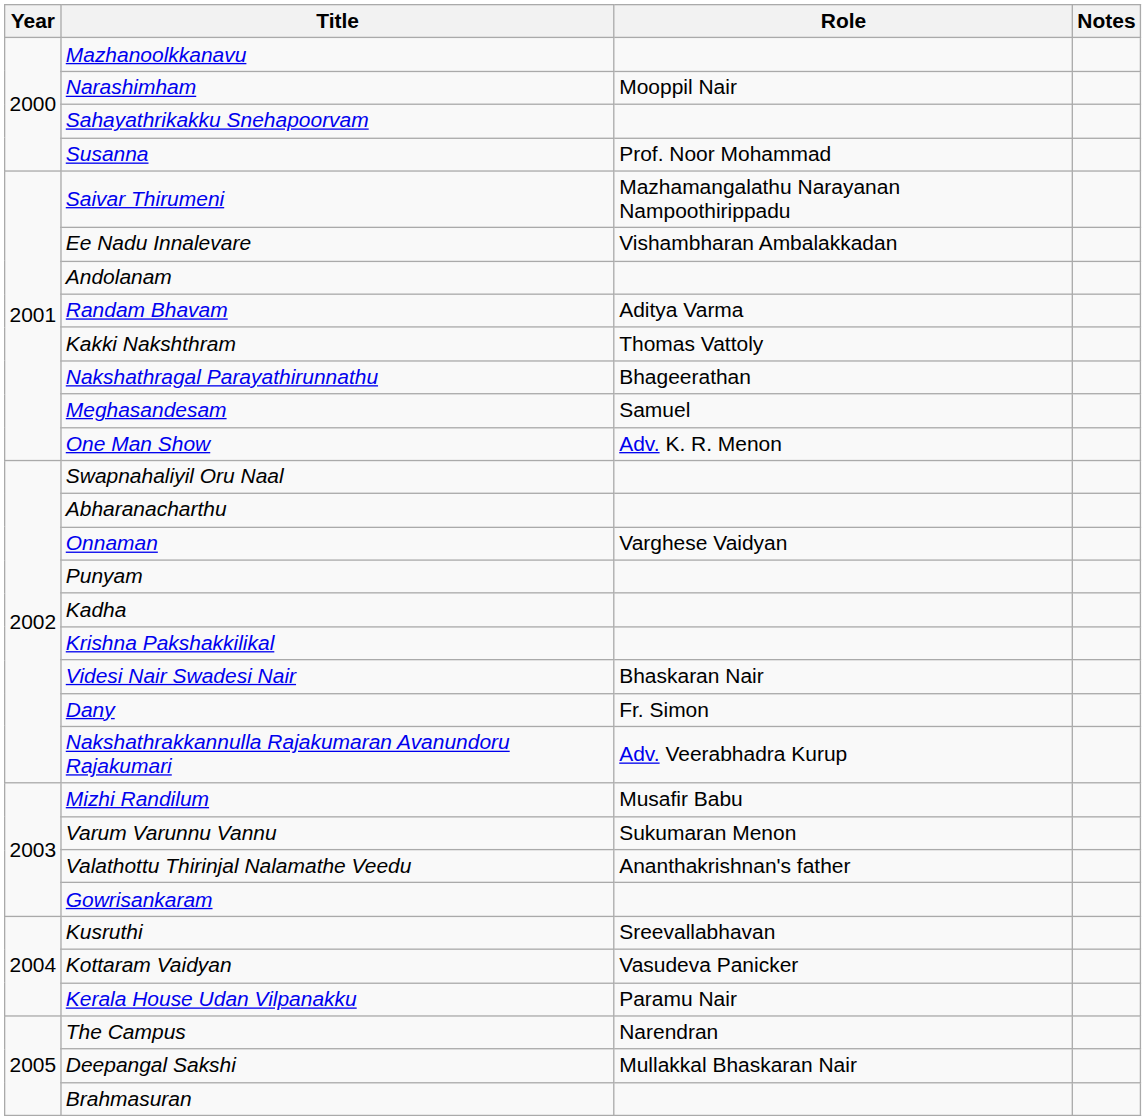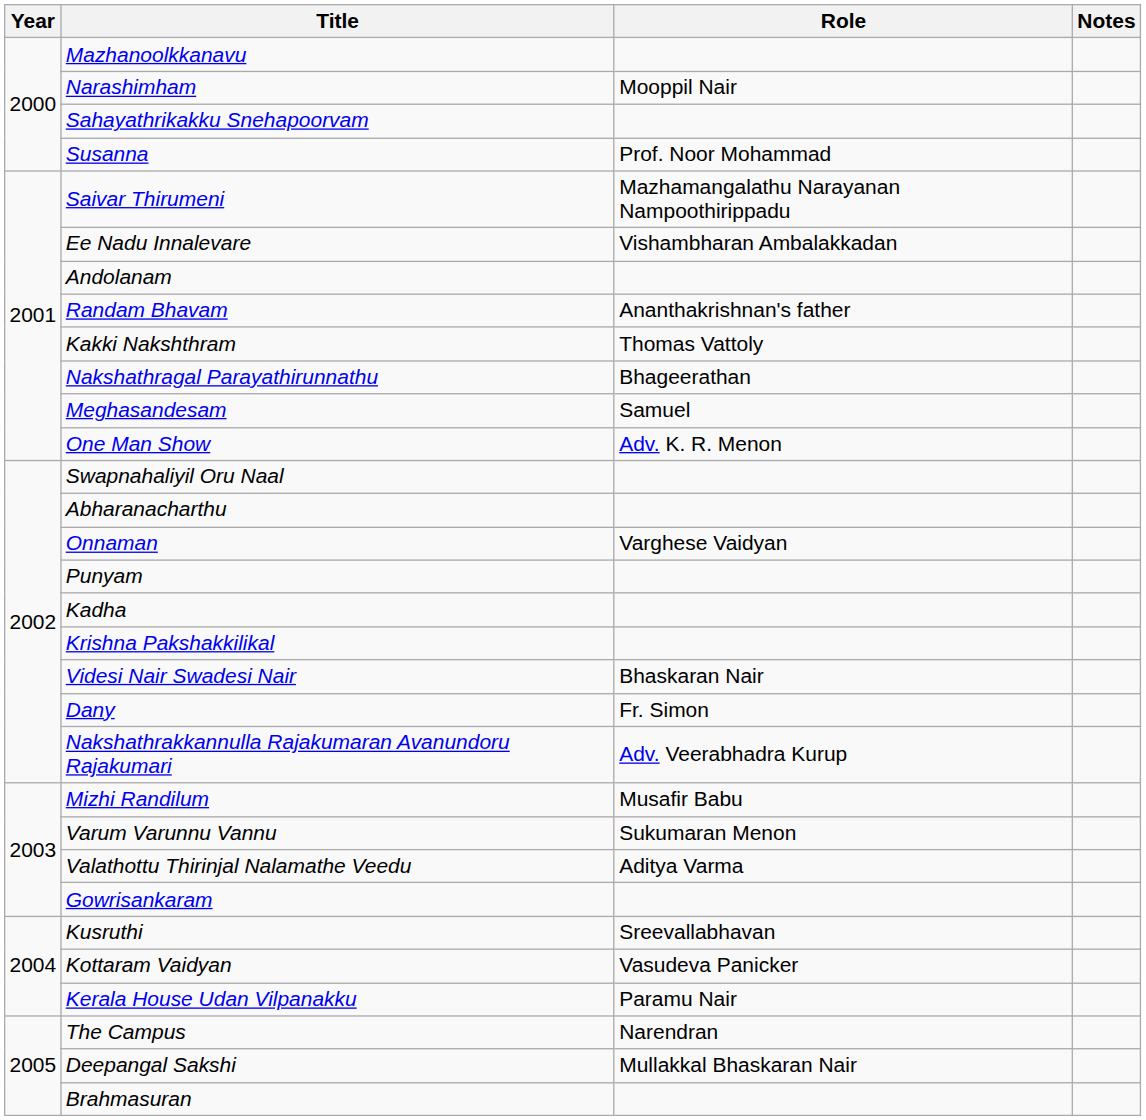(681, 310) Aditya Varma -> (735, 310) Ananthakrishnan's father
(735, 866) Ananthakrishnan's father -> (681, 866) Aditya Varma
